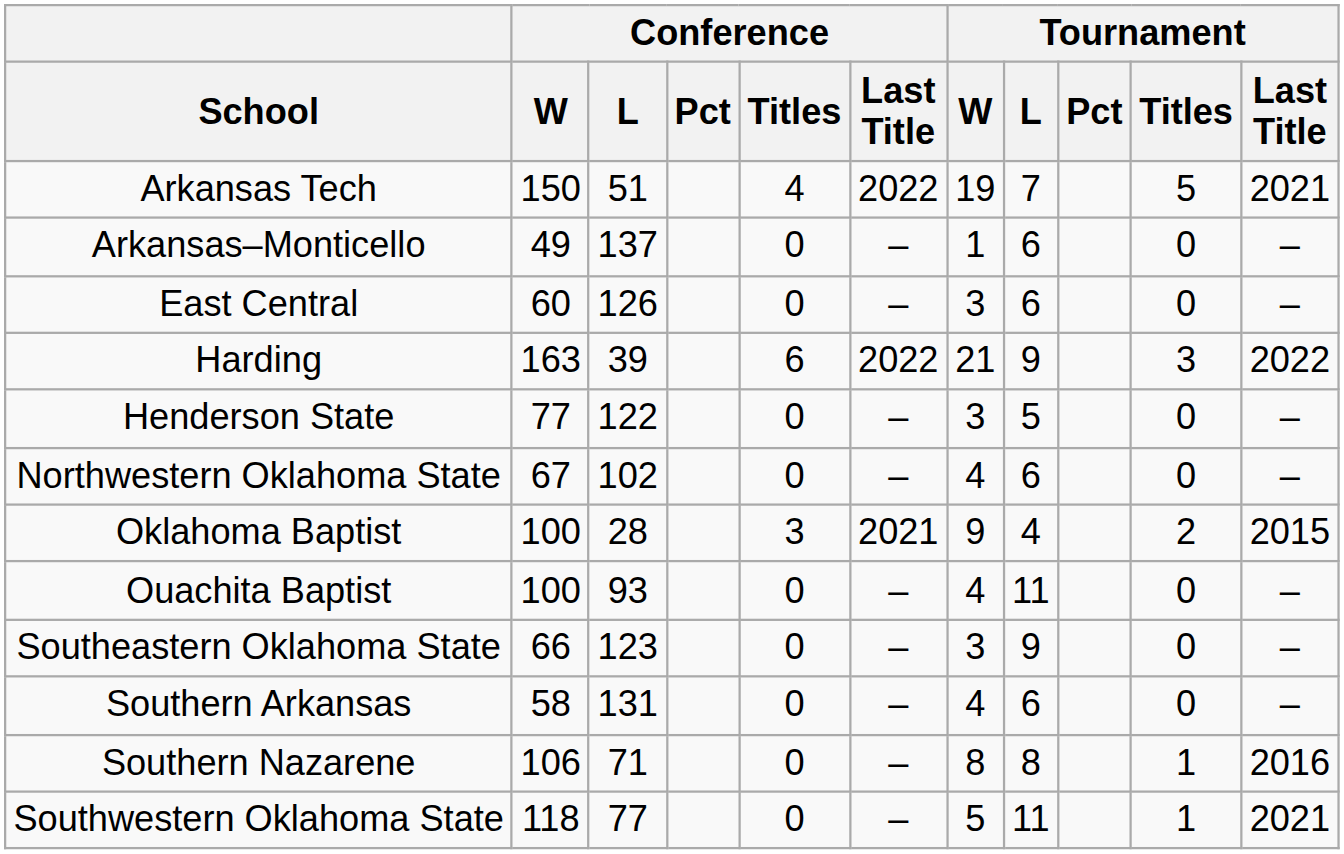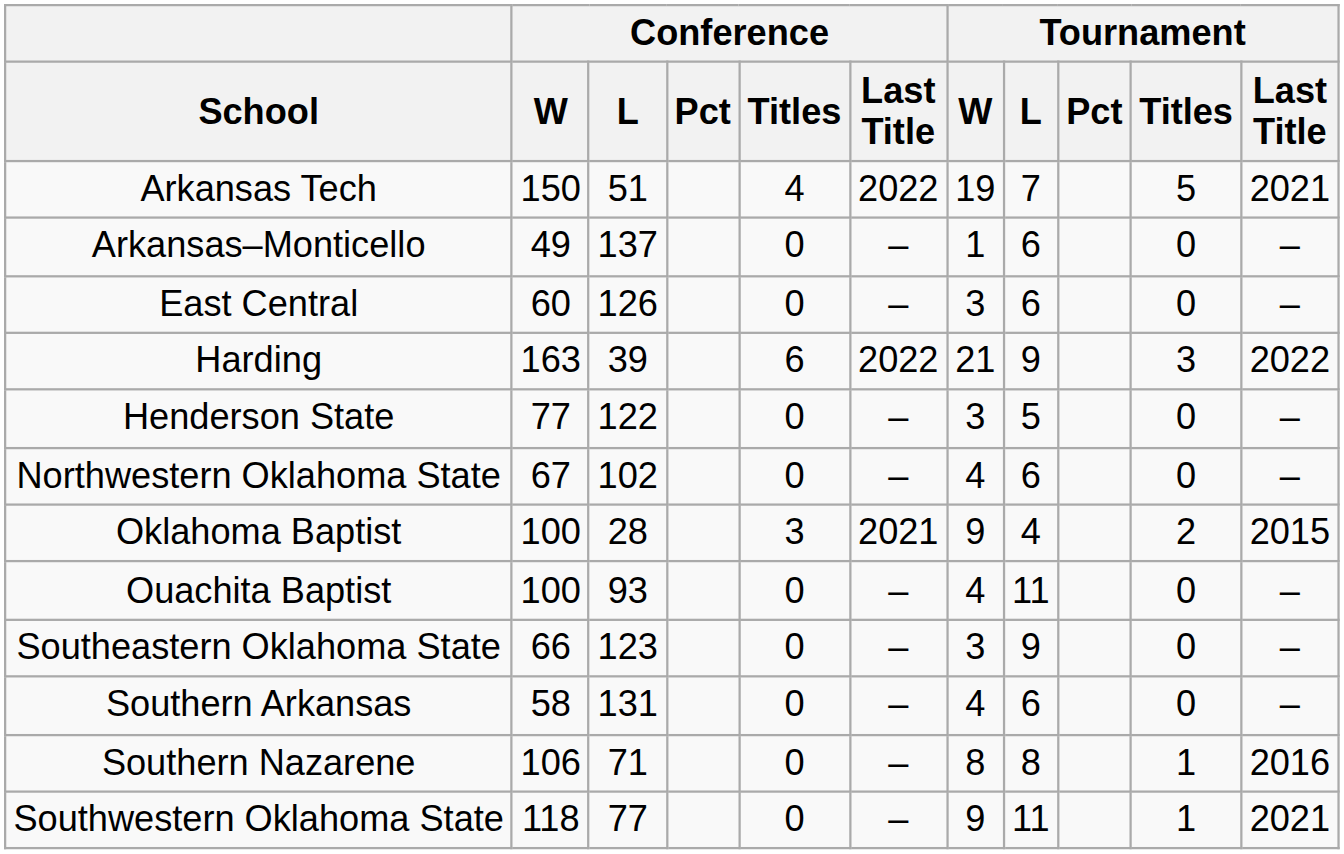(975, 819) 5 -> (975, 819) 9
